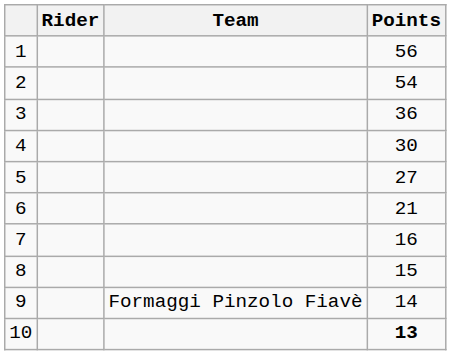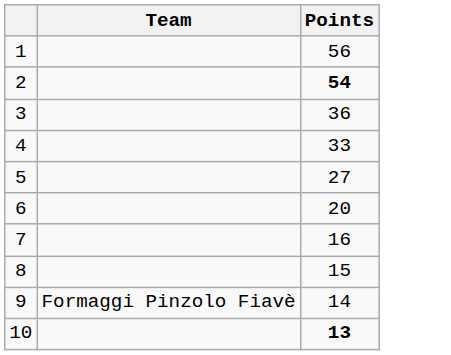- column: (70, 20)
(406, 83) normal -> (339, 83) bold
(406, 146) 30 -> (339, 146) 33
(406, 209) 21 -> (339, 209) 20
